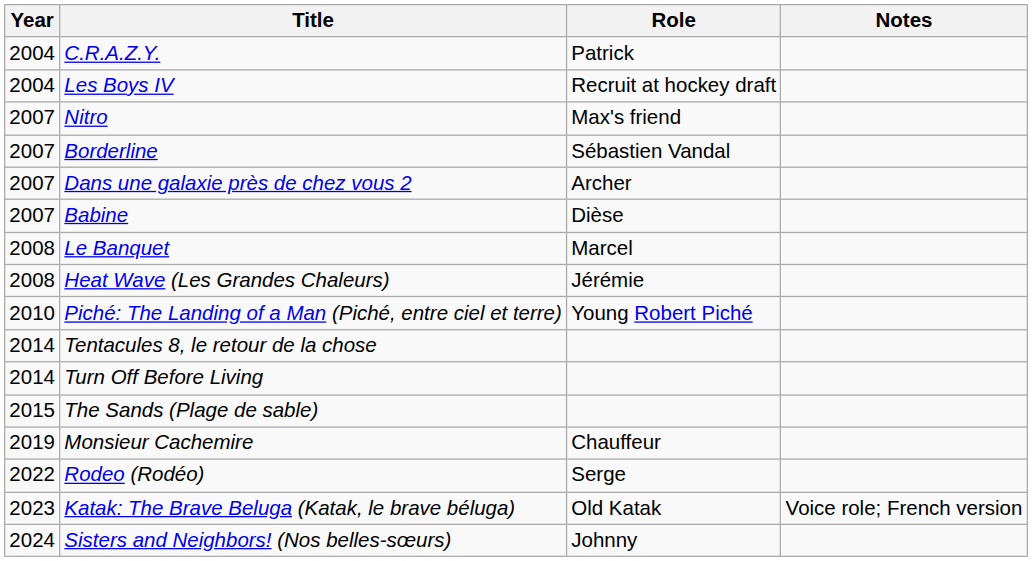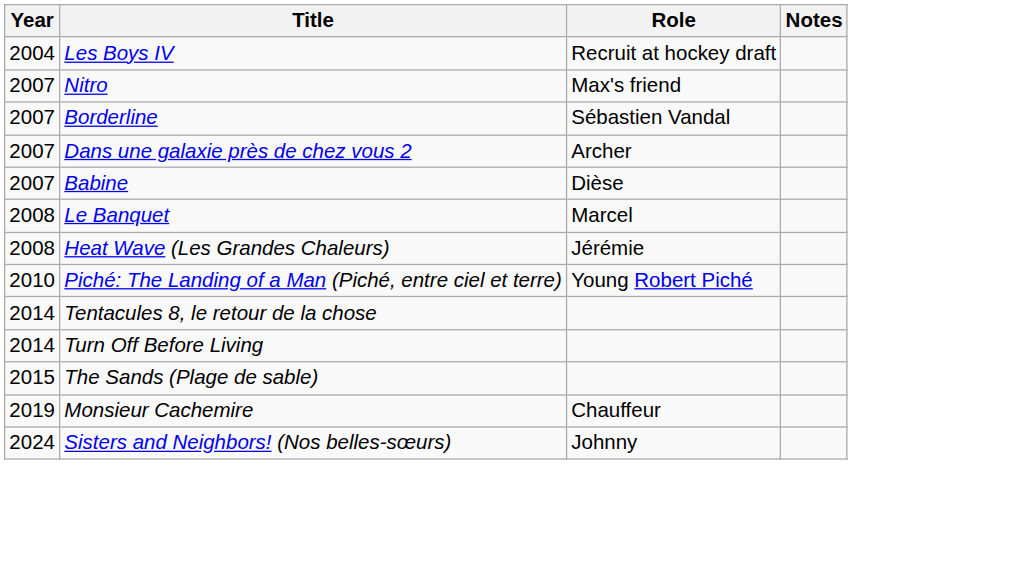- row: (112, 53)
- row: (134, 475)
- row: (290, 507)
